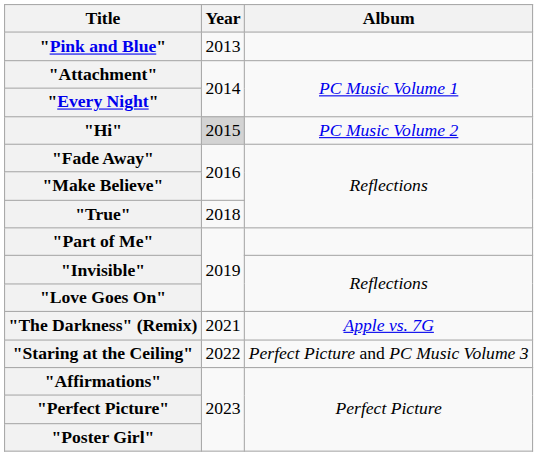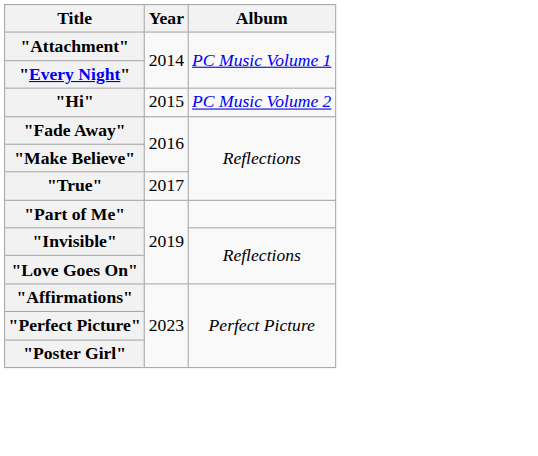- row: (103, 46)
(223, 130) lightgrey background -> (166, 102) no background
(223, 213) 2018 -> (166, 185) 2017
- row: (103, 325)
- row: (103, 353)
